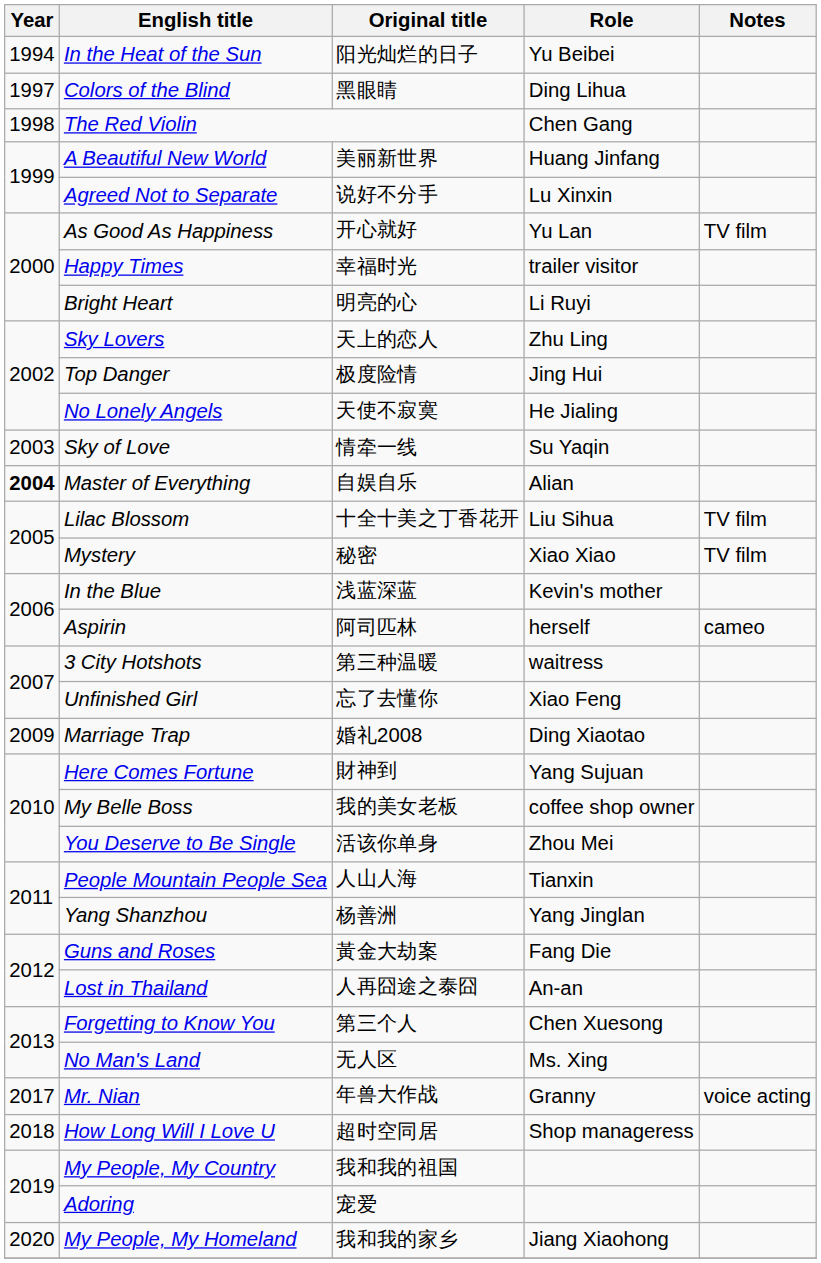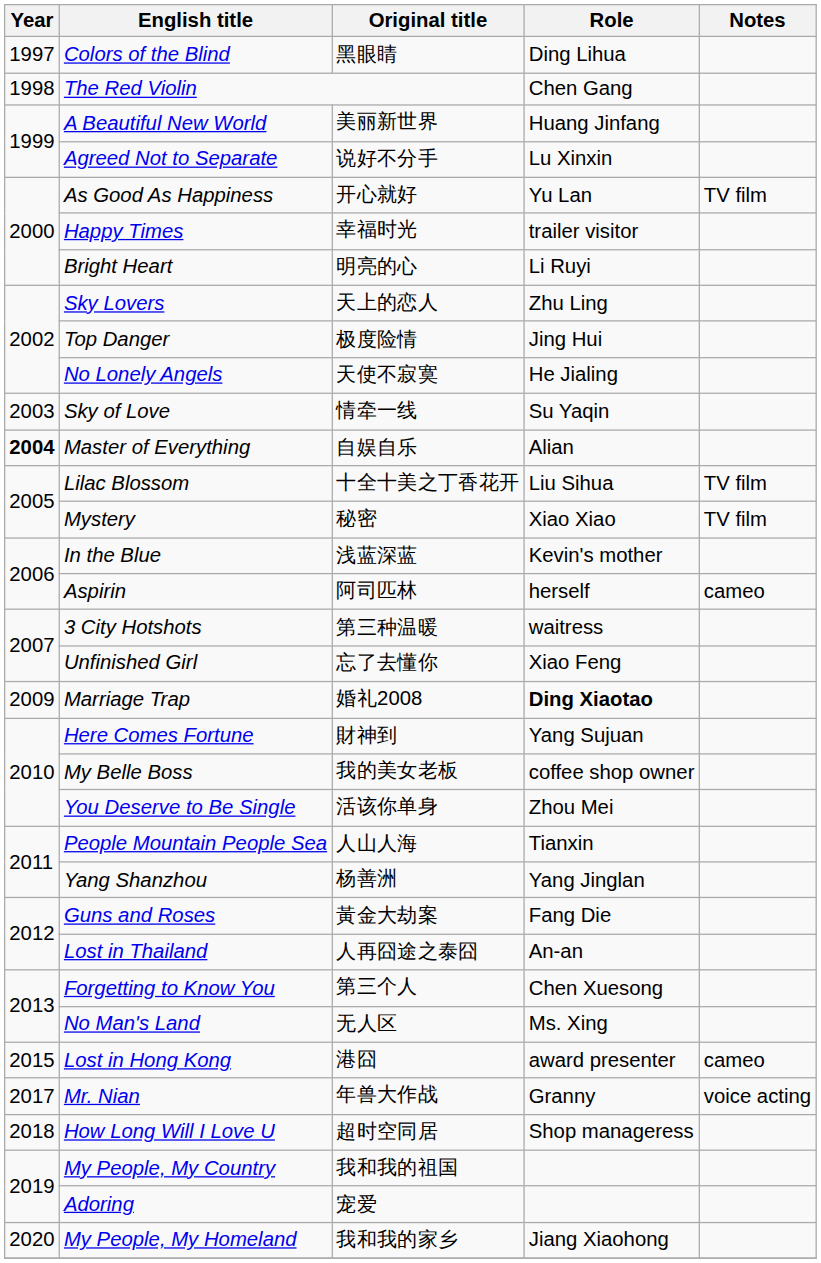- row: (163, 54)
(587, 735) normal -> (591, 699) bold
+ row: (147, 1059)
